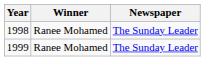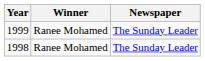rows swapped: (18, 30) <-> (18, 47)
